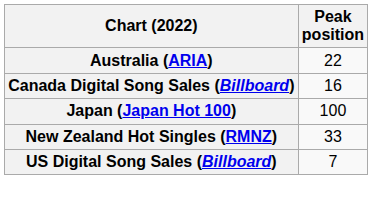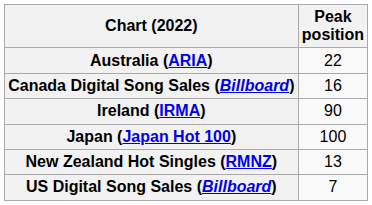+ row: (151, 111)
(333, 136) 33 -> (333, 162) 13
